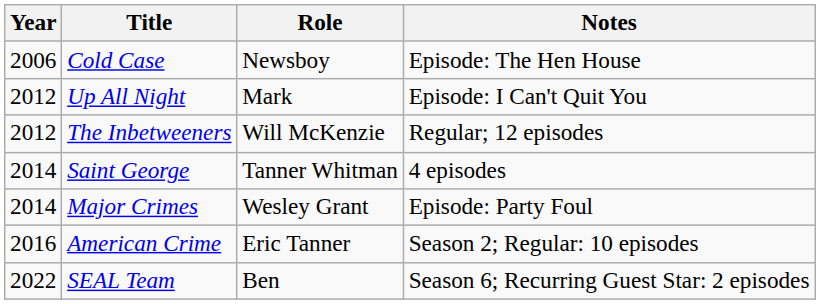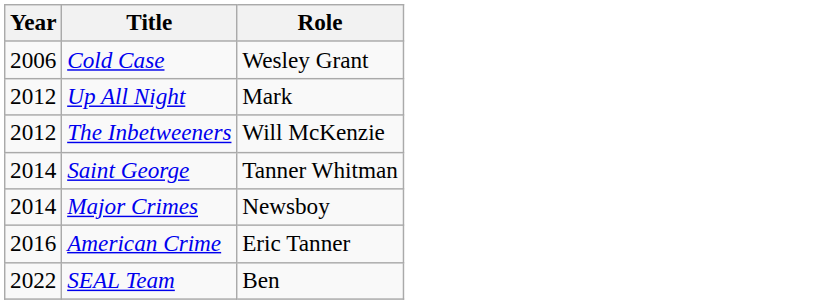- column: (609, 22)
(286, 59) Newsboy -> (305, 59) Wesley Grant
(305, 206) Wesley Grant -> (286, 206) Newsboy
